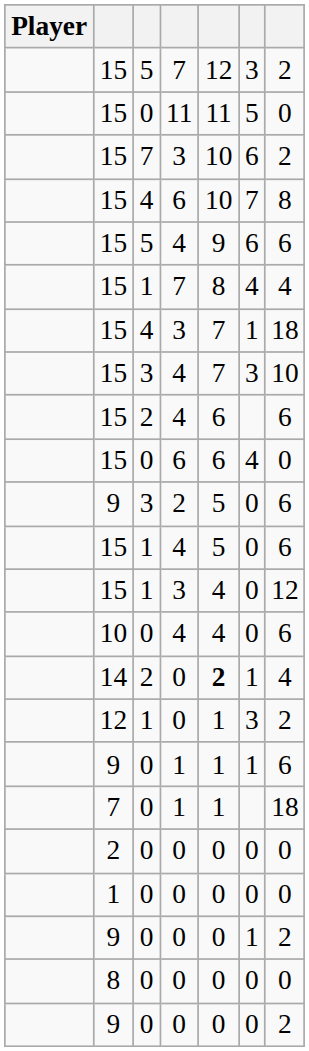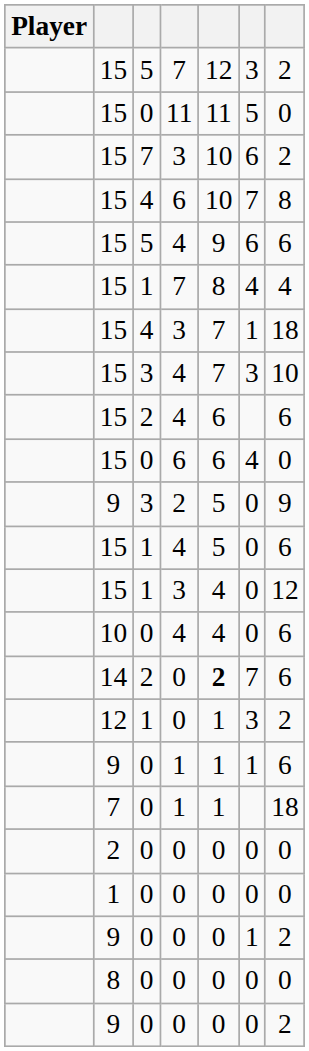(285, 503) 6 -> (285, 503) 9
(252, 677) 1 -> (252, 677) 7
(285, 677) 4 -> (285, 677) 6
